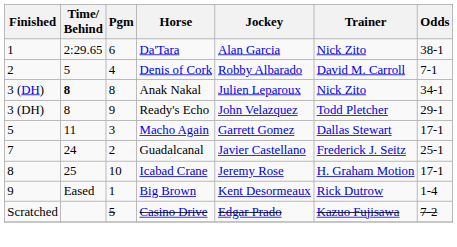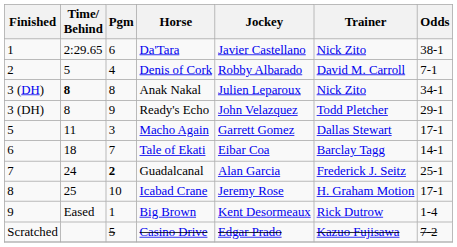(249, 49) Alan Garcia -> (262, 49) Javier Castellano
+ row: (173, 150)
(112, 150) normal -> (112, 171) bold
(262, 150) Javier Castellano -> (249, 171) Alan Garcia
